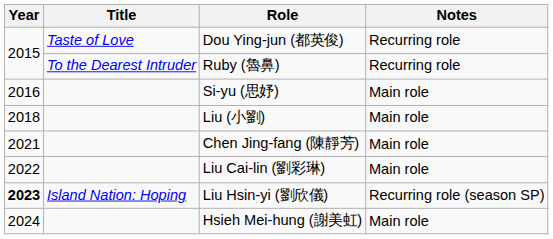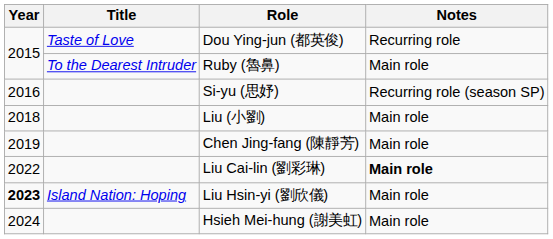(415, 66) Recurring role -> (399, 66) Main role
(399, 92) Main role -> (457, 92) Recurring role (season SP)
(24, 143) 2021 -> (24, 143) 2019
(399, 169) normal -> (401, 169) bold
(457, 195) Recurring role (season SP) -> (399, 195) Main role
